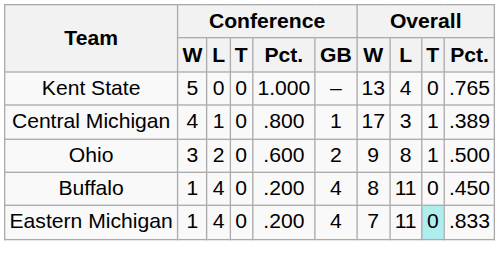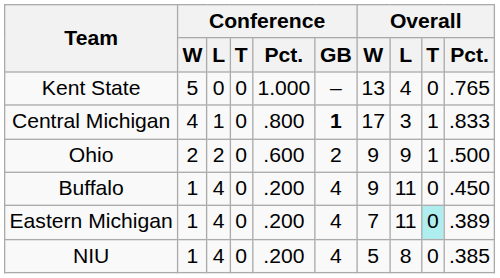(336, 121) normal -> (336, 121) bold
(470, 121) .389 -> (470, 121) .833
(192, 155) 3 -> (192, 155) 2
(406, 155) 8 -> (406, 155) 9
(373, 188) 8 -> (373, 188) 9
(470, 222) .833 -> (470, 222) .389
+ row: (91, 255)
